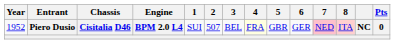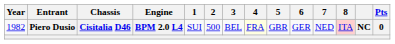(16, 26) 1952 -> (16, 26) 1982
(213, 26) 507 -> (213, 26) 500
(324, 26) pink background -> (324, 26) no background
